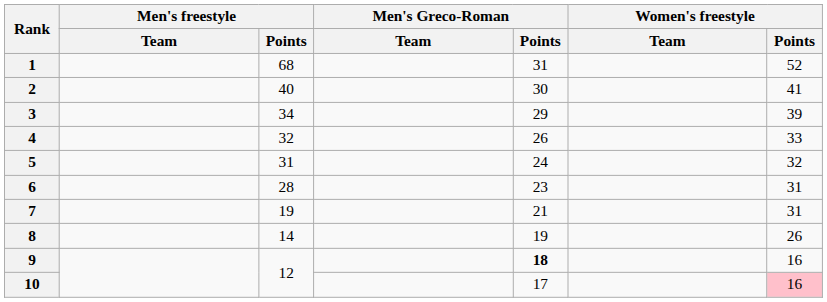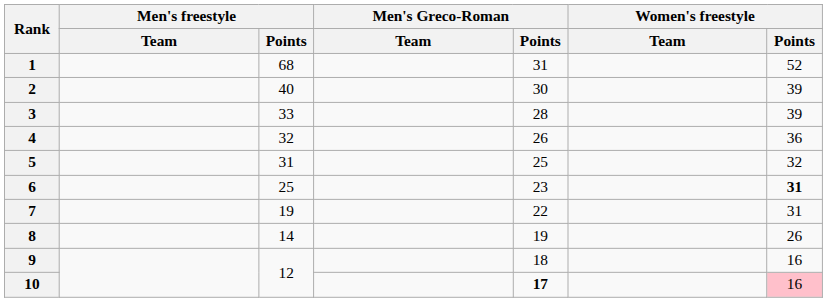(794, 89) 41 -> (794, 89) 39
(286, 114) 34 -> (286, 114) 33
(540, 114) 29 -> (540, 114) 28
(794, 138) 33 -> (794, 138) 36
(540, 162) 24 -> (540, 162) 25
(286, 187) 28 -> (286, 187) 25
(794, 187) normal -> (794, 187) bold
(540, 211) 21 -> (540, 211) 22
(540, 260) bold -> (540, 260) normal
(540, 284) normal -> (540, 284) bold
